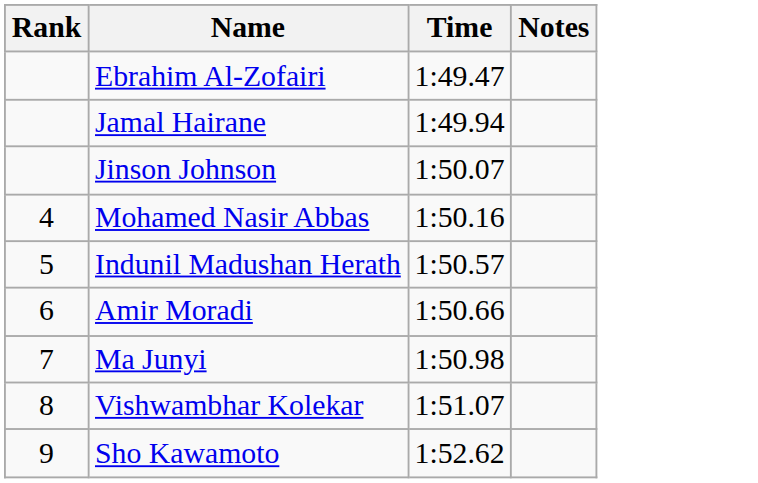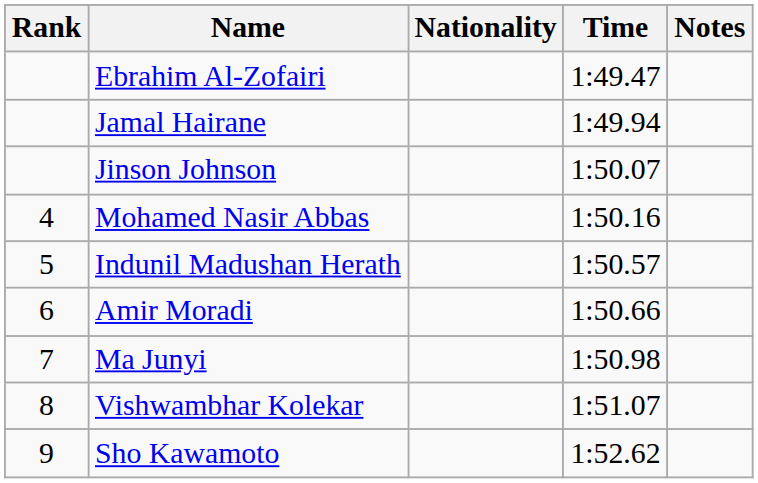+ column: (486, 28)
